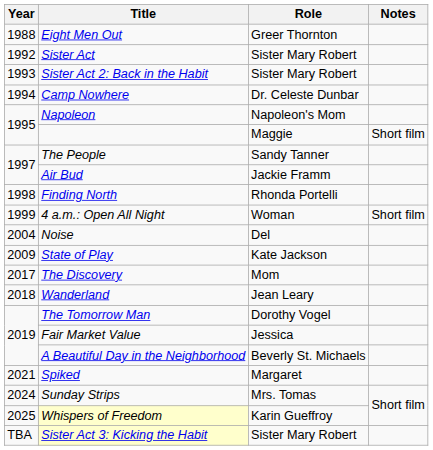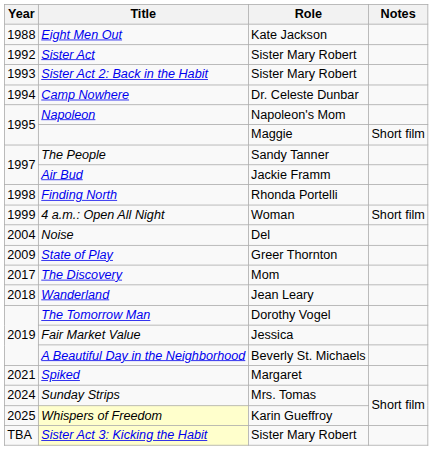(294, 34) Greer Thornton -> (289, 34) Kate Jackson
(289, 255) Kate Jackson -> (294, 255) Greer Thornton
